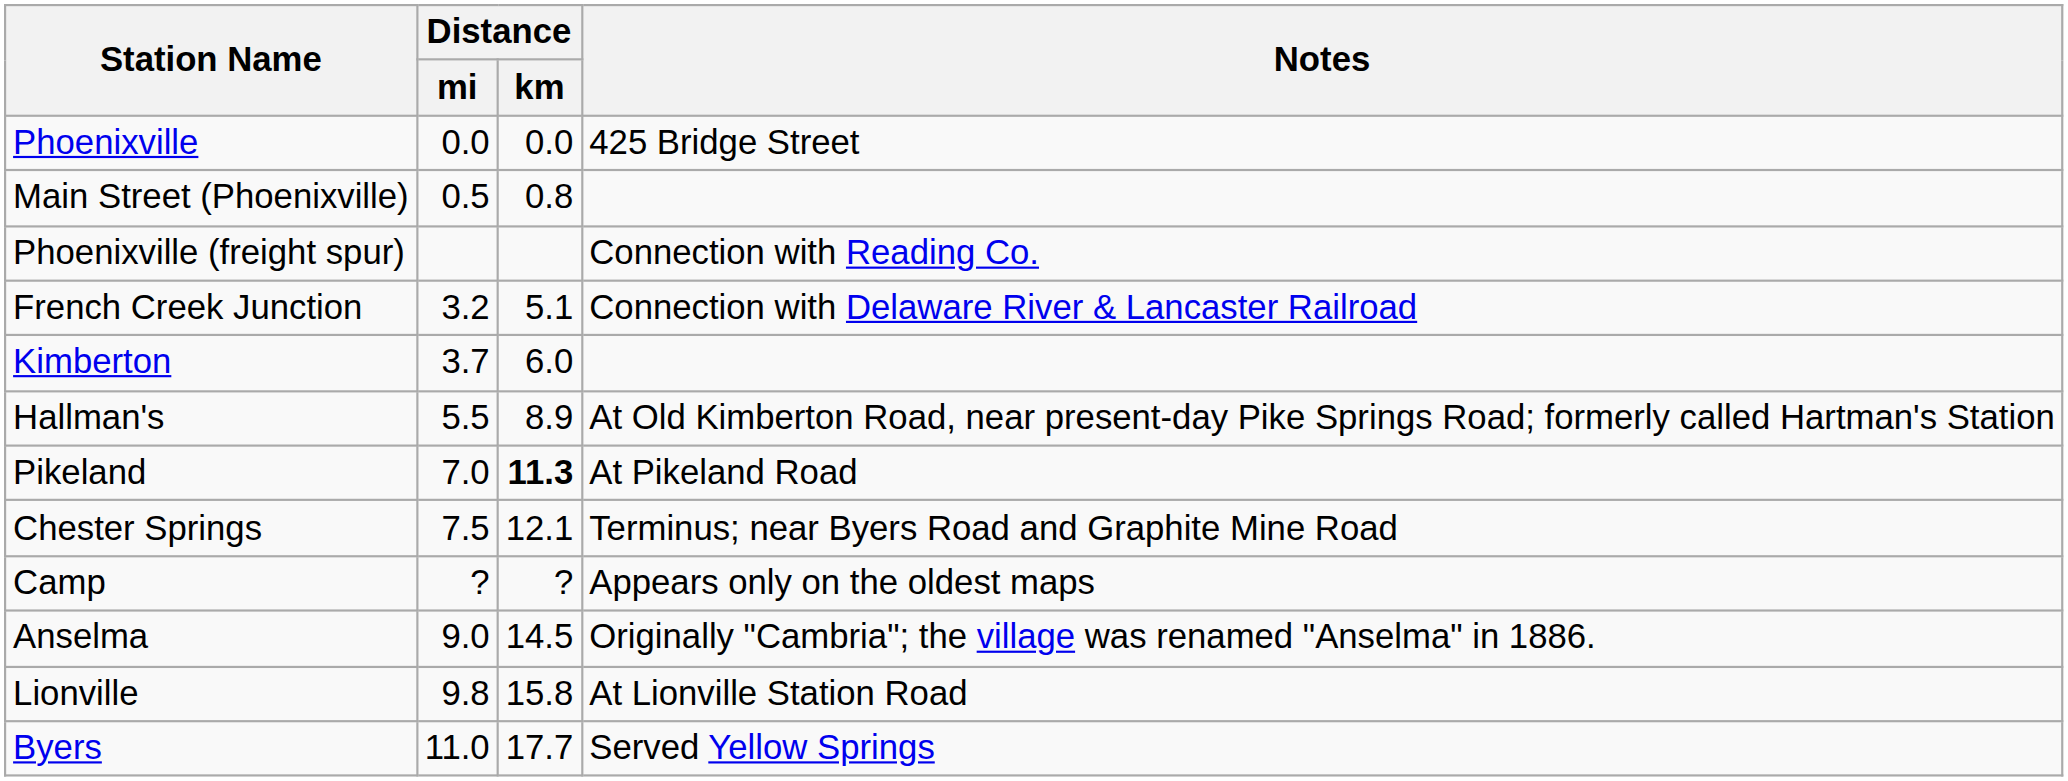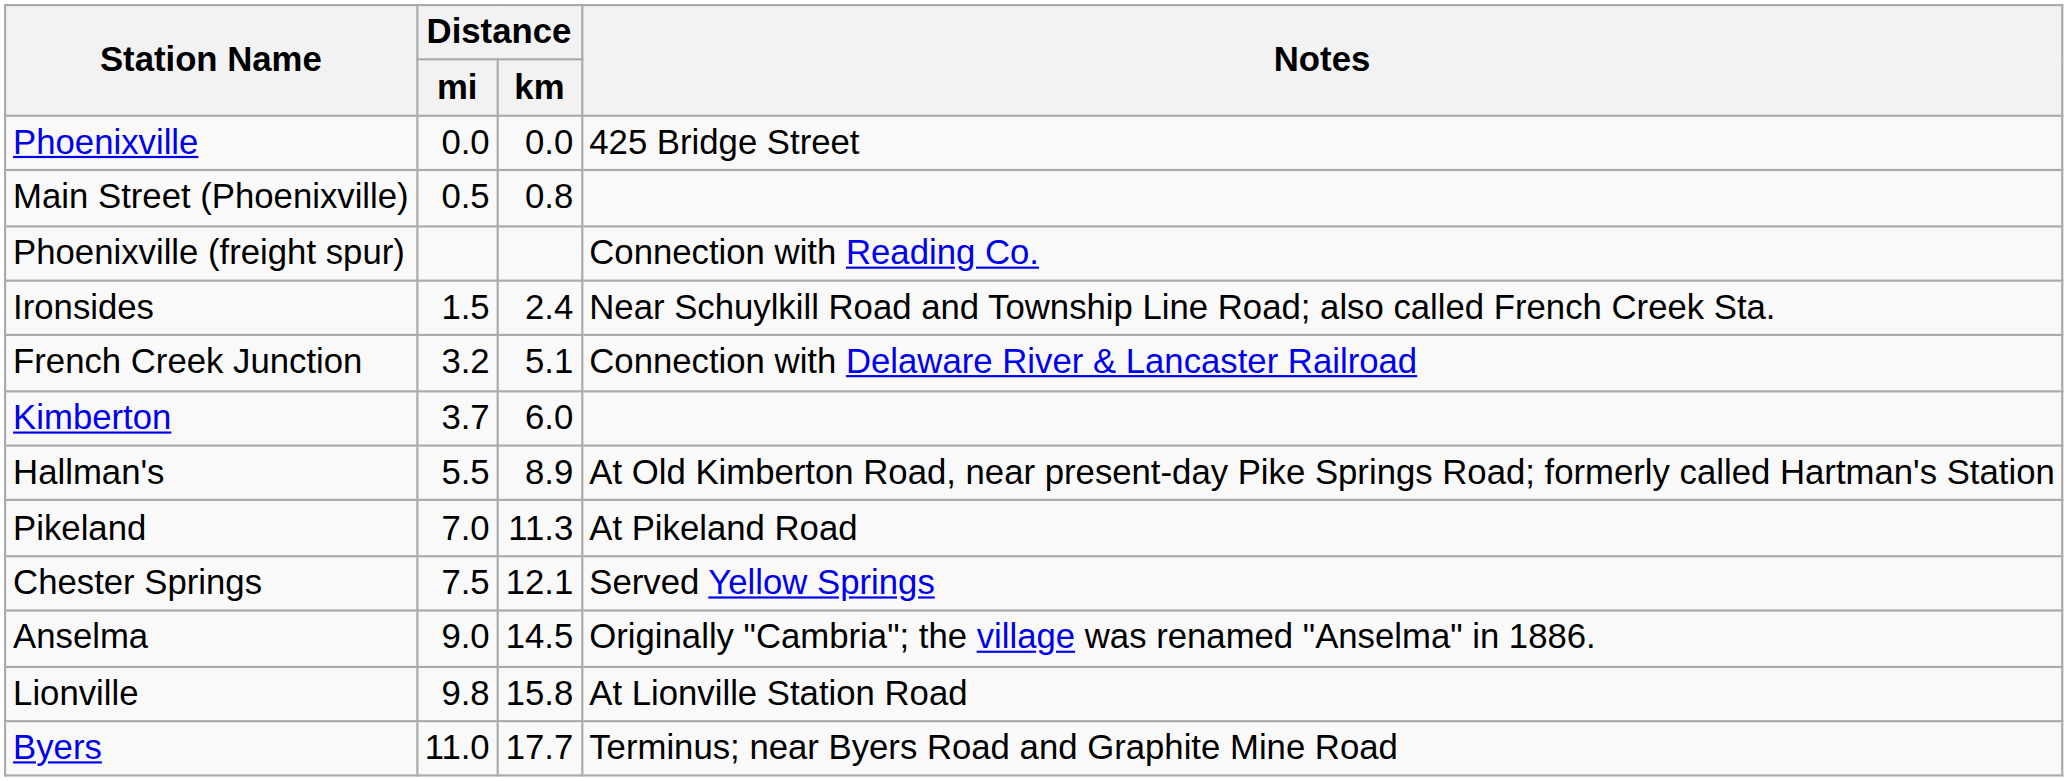+ row: (84, 307)
(540, 472) bold -> (541, 527) normal
(994, 527) Terminus; near Byers Road and Graphite Mine Road -> (762, 582) Served Yellow Springs
- row: (59, 582)
(762, 747) Served Yellow Springs -> (994, 747) Terminus; near Byers Road and Graphite Mine Road
